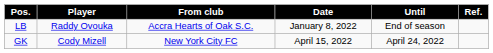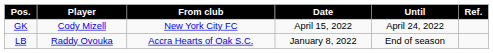rows swapped: (21, 26) <-> (21, 41)
